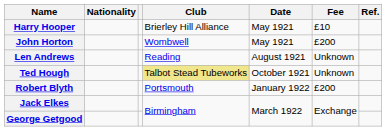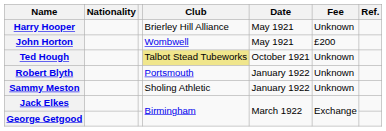(322, 27) £10 -> (334, 27) Unknown
- row: (44, 57)
(325, 88) £200 -> (334, 73) Unknown
+ row: (44, 88)
